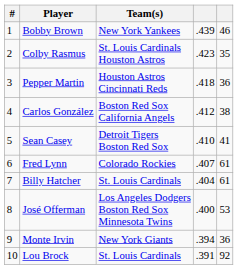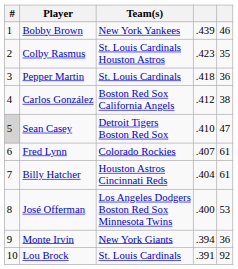(133, 82) Houston Astros Cincinnati Reds -> (140, 76) St. Louis Cardinals
(9, 140) no background -> (9, 128) lightgrey background
(225, 140) 41 -> (225, 128) 47
(140, 180) St. Louis Cardinals -> (133, 174) Houston Astros Cincinnati Reds
